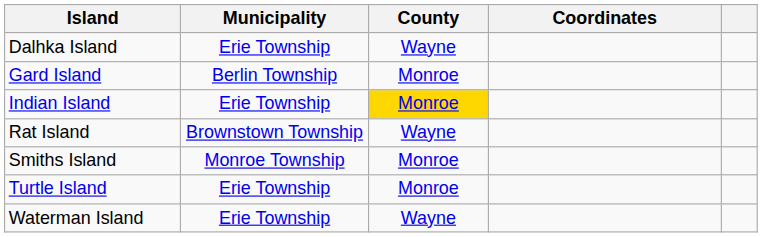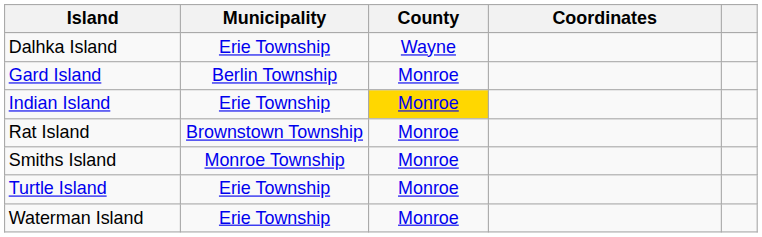(428, 132) Wayne -> (428, 132) Monroe
(428, 217) Wayne -> (428, 217) Monroe
